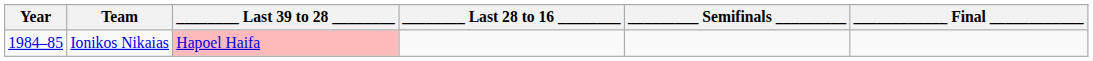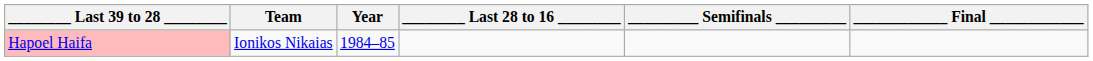columns swapped: (36, 16) <-> (286, 16)
